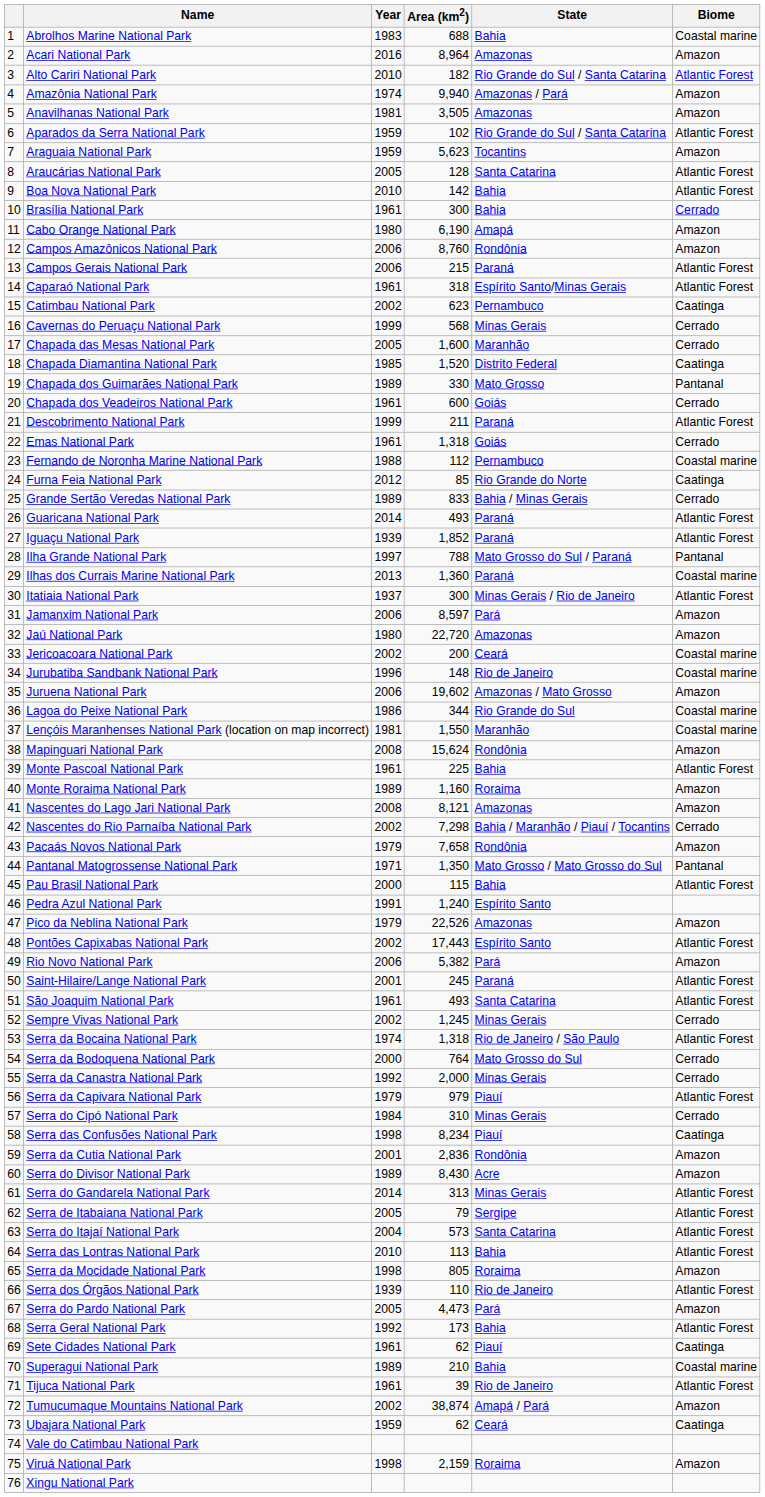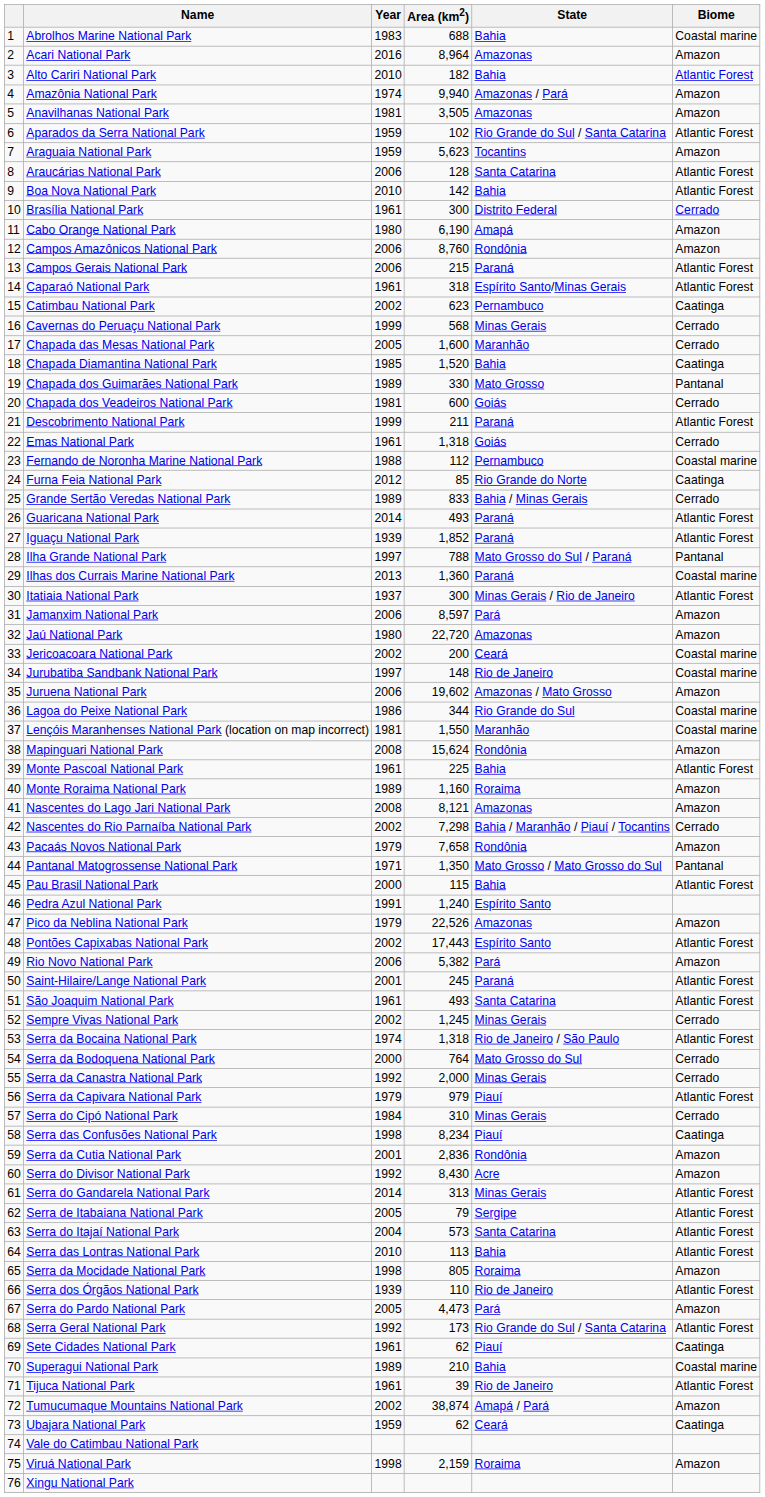(570, 75) Rio Grande do Sul / Santa Catarina -> (490, 75) Bahia
(388, 171) 2005 -> (388, 171) 2006
(490, 210) Bahia -> (516, 210) Distrito Federal
(516, 364) Distrito Federal -> (490, 364) Bahia
(388, 403) 1961 -> (388, 403) 1981
(388, 673) 1996 -> (388, 673) 1997
(388, 1174) 1989 -> (388, 1174) 1992
(490, 1328) Bahia -> (570, 1328) Rio Grande do Sul / Santa Catarina
